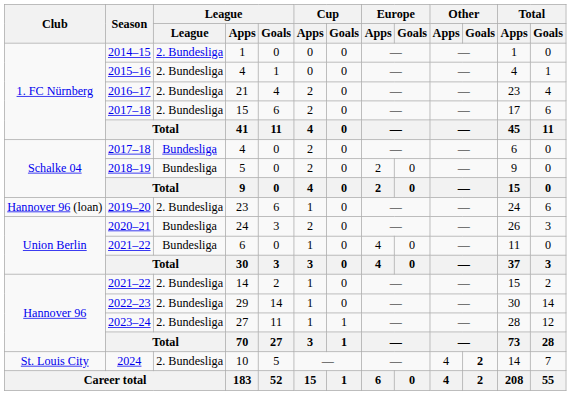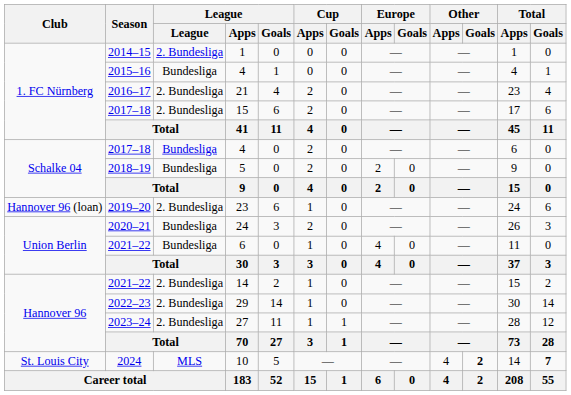(190, 71) 2. Bundesliga -> (190, 71) Bundesliga
(190, 361) 2. Bundesliga -> (190, 361) MLS
(548, 361) normal -> (548, 361) bold
